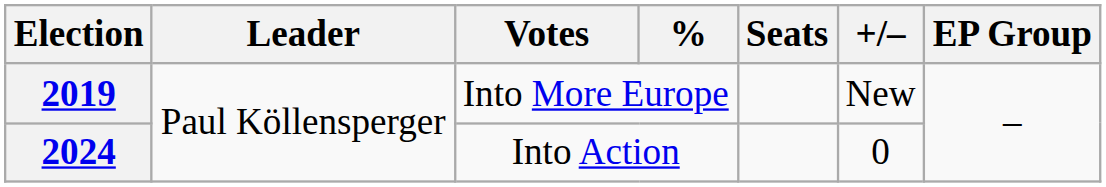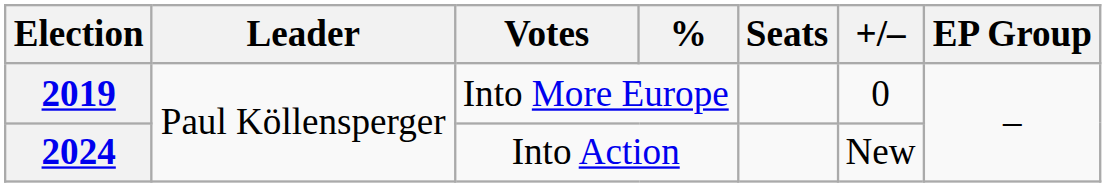(880, 92) New -> (880, 92) 0
(880, 151) 0 -> (880, 151) New
